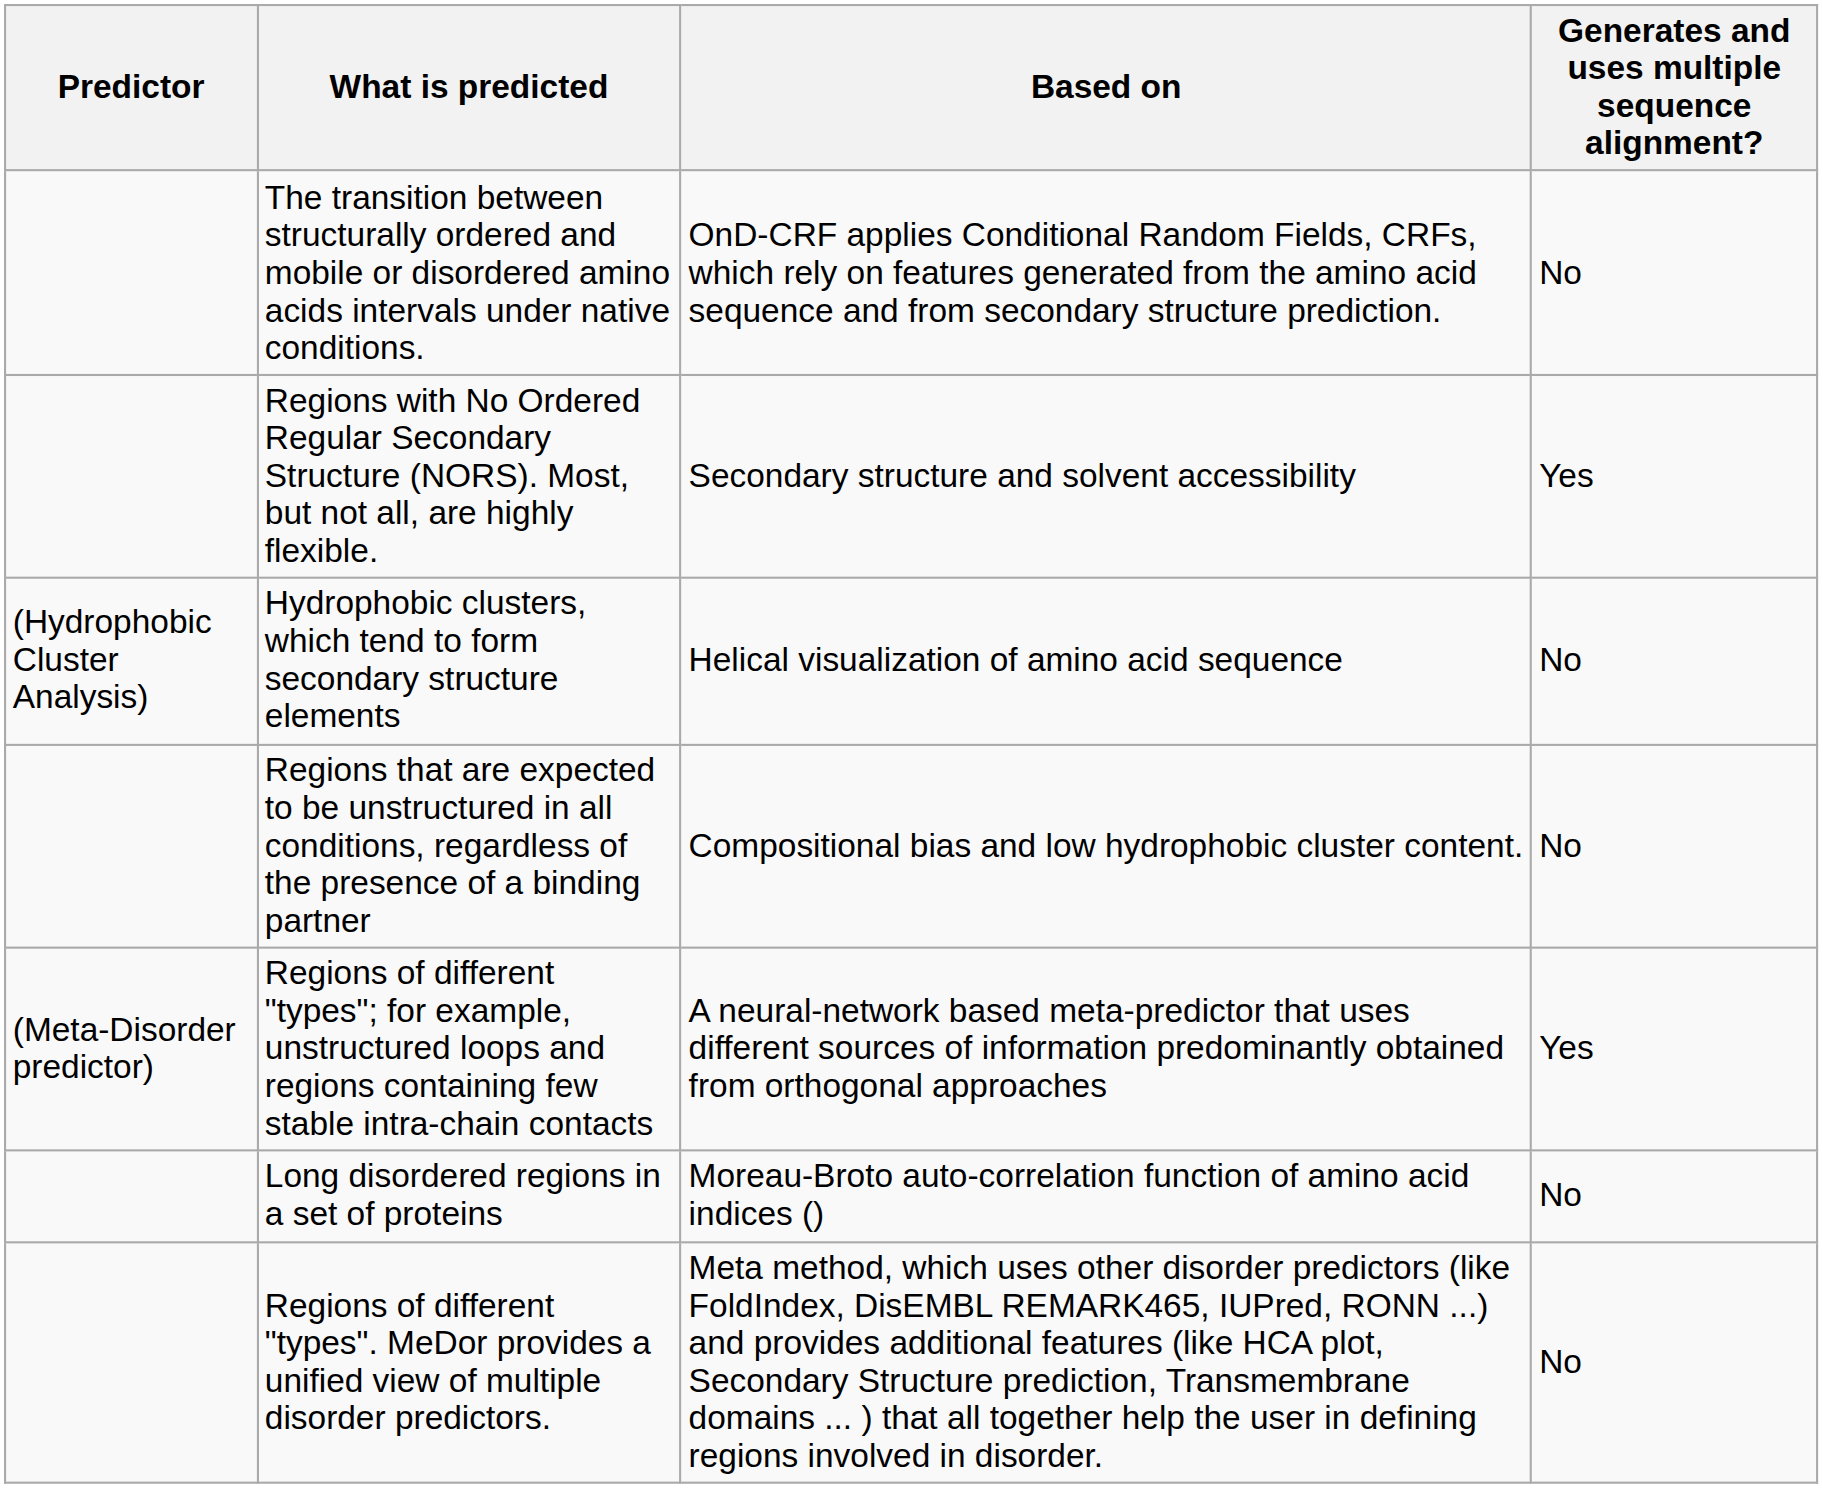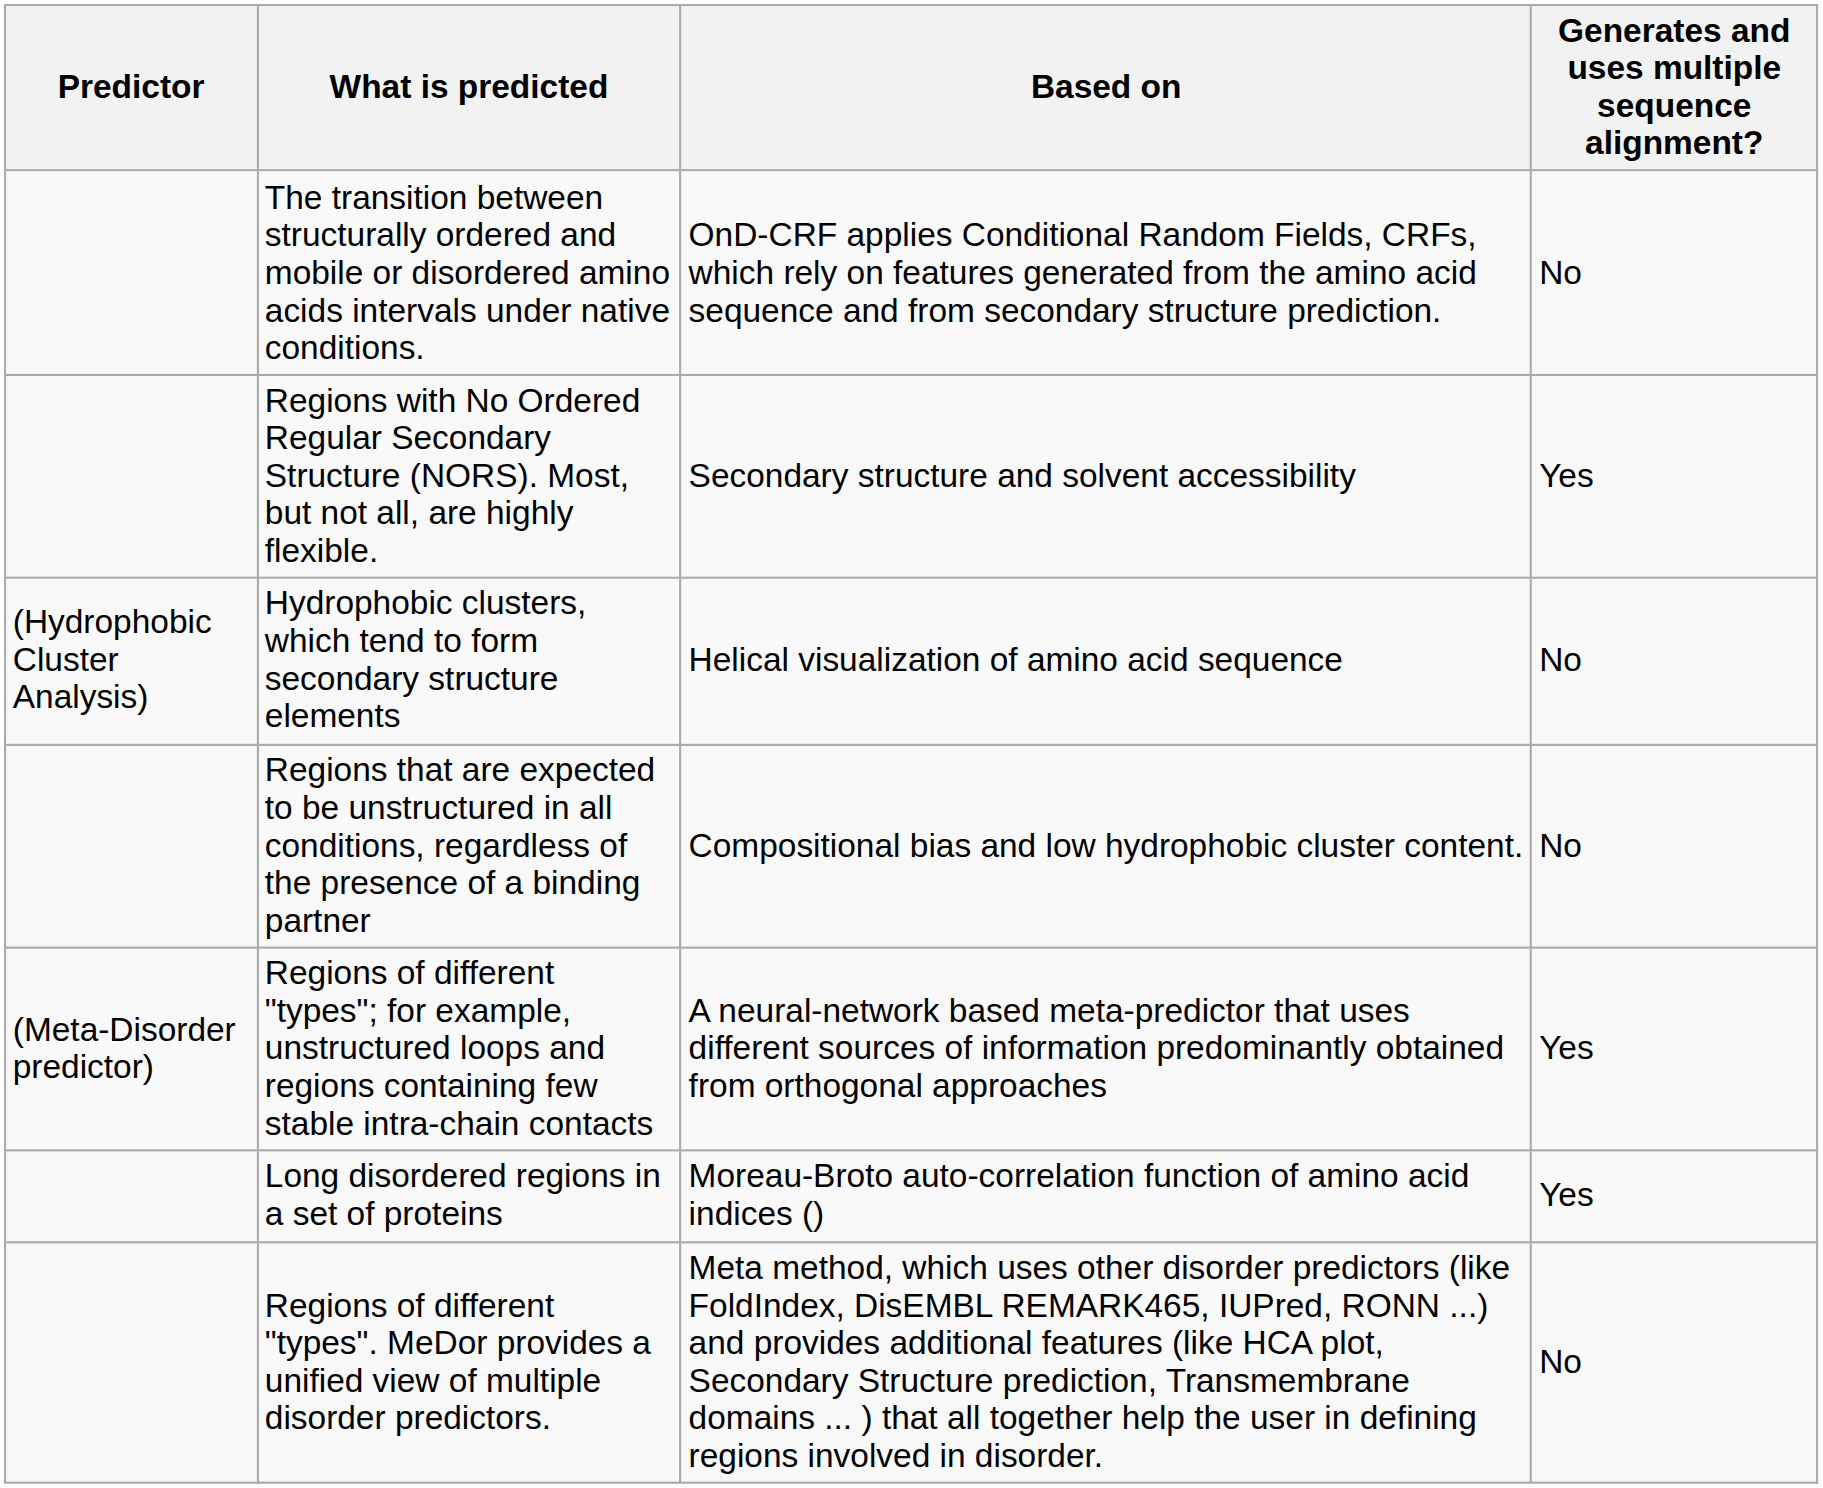(1561, 1195) No -> (1566, 1195) Yes
